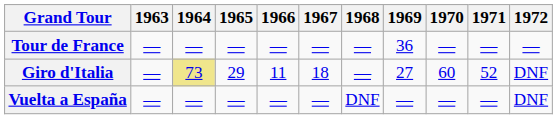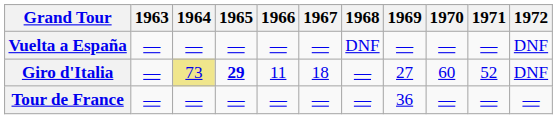rows swapped: (68, 99) <-> (68, 45)
(236, 72) normal -> (236, 72) bold
